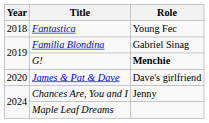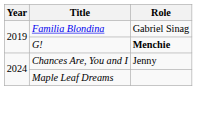- row: (54, 28)
- row: (76, 77)
